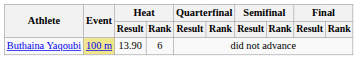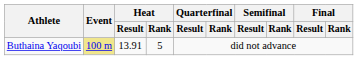(130, 46) 13.90 -> (130, 46) 13.91
(160, 46) 6 -> (160, 46) 5
